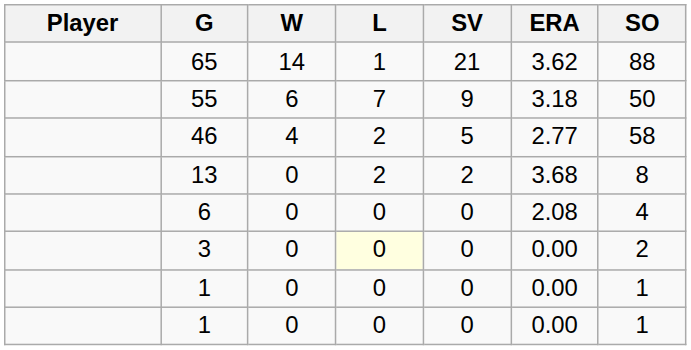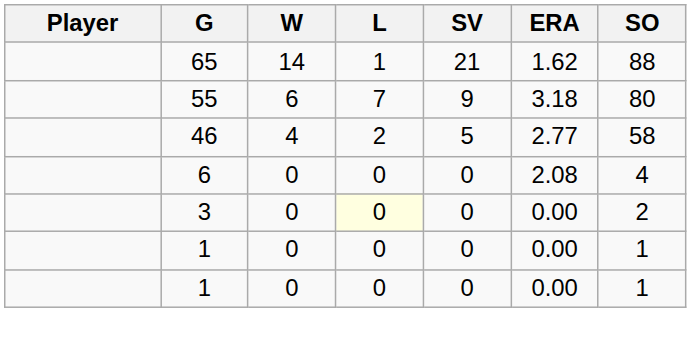(555, 61) 3.62 -> (555, 61) 1.62
(642, 99) 50 -> (642, 99) 80
- row: (204, 174)
